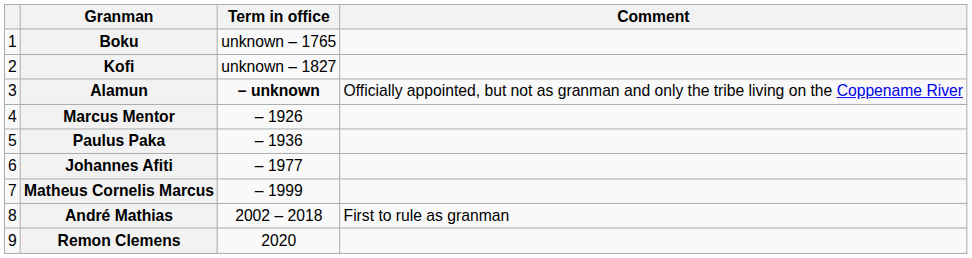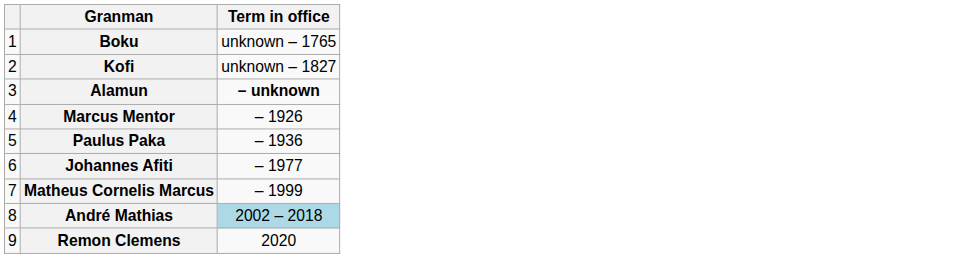- column: (653, 16)
(279, 215) no background -> (279, 215) lightblue background
